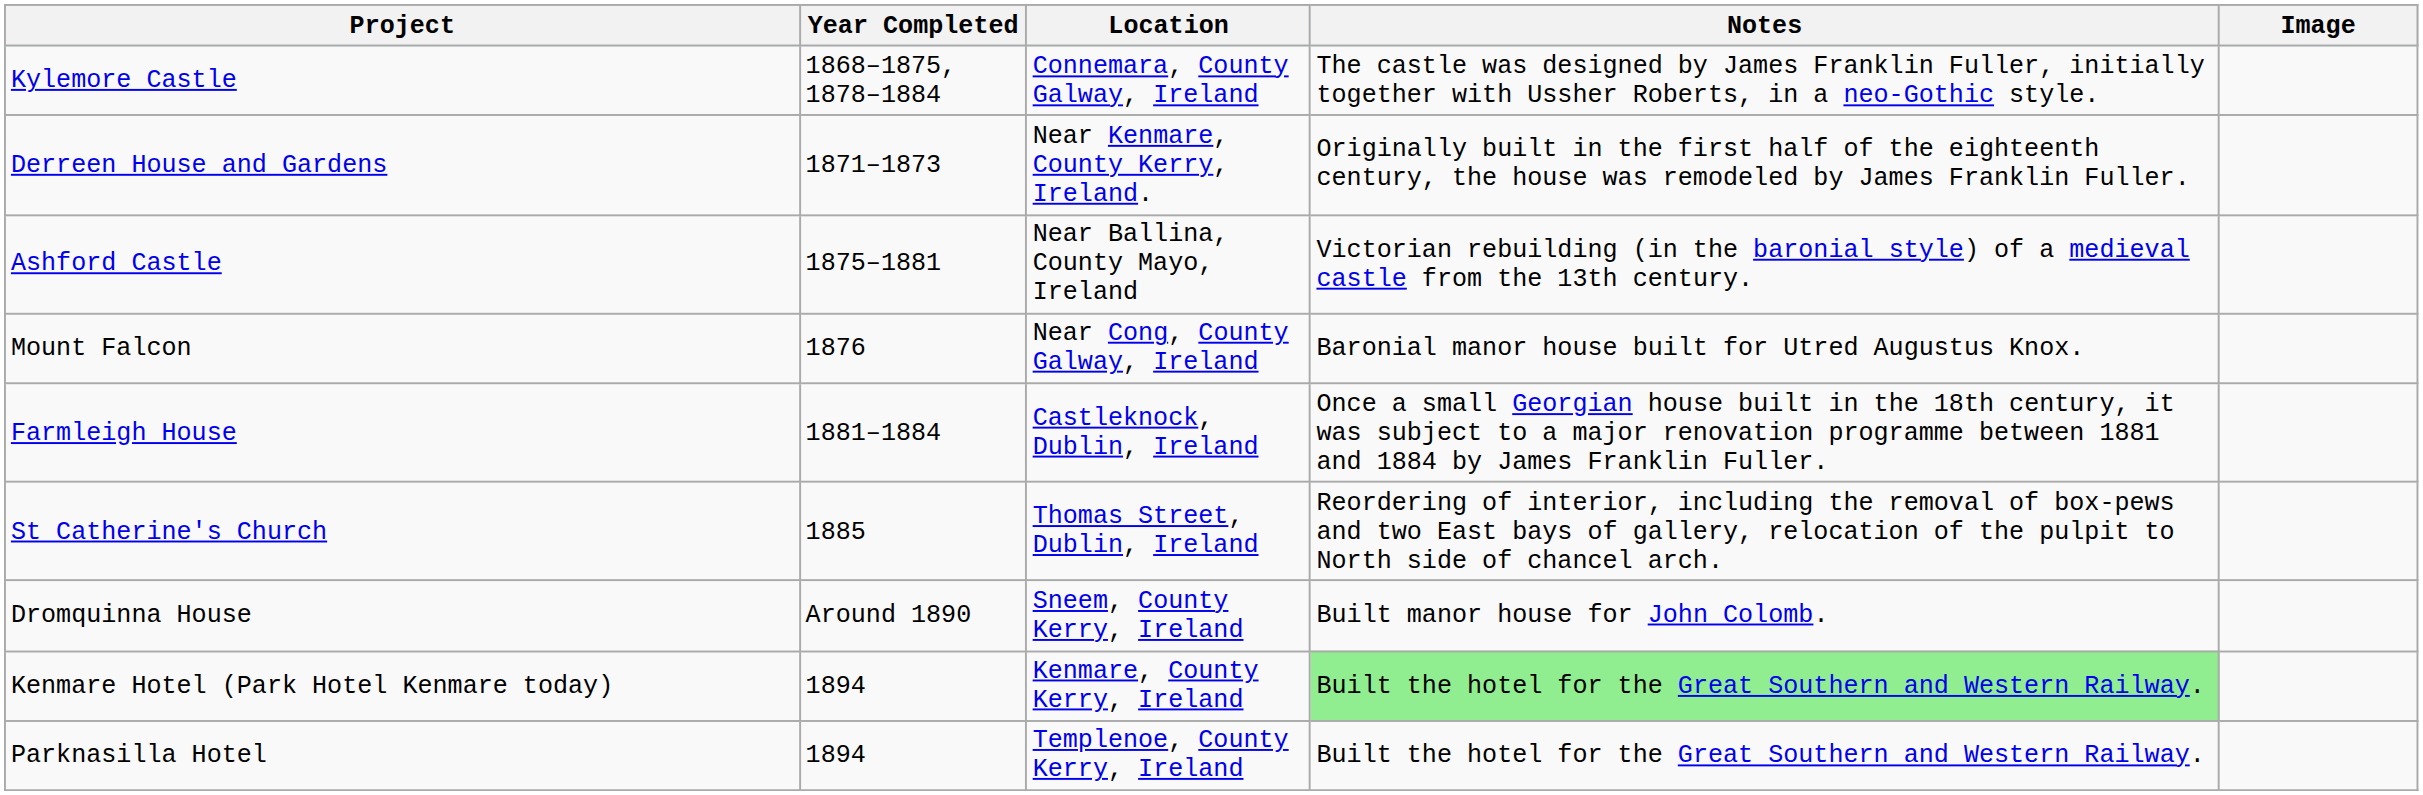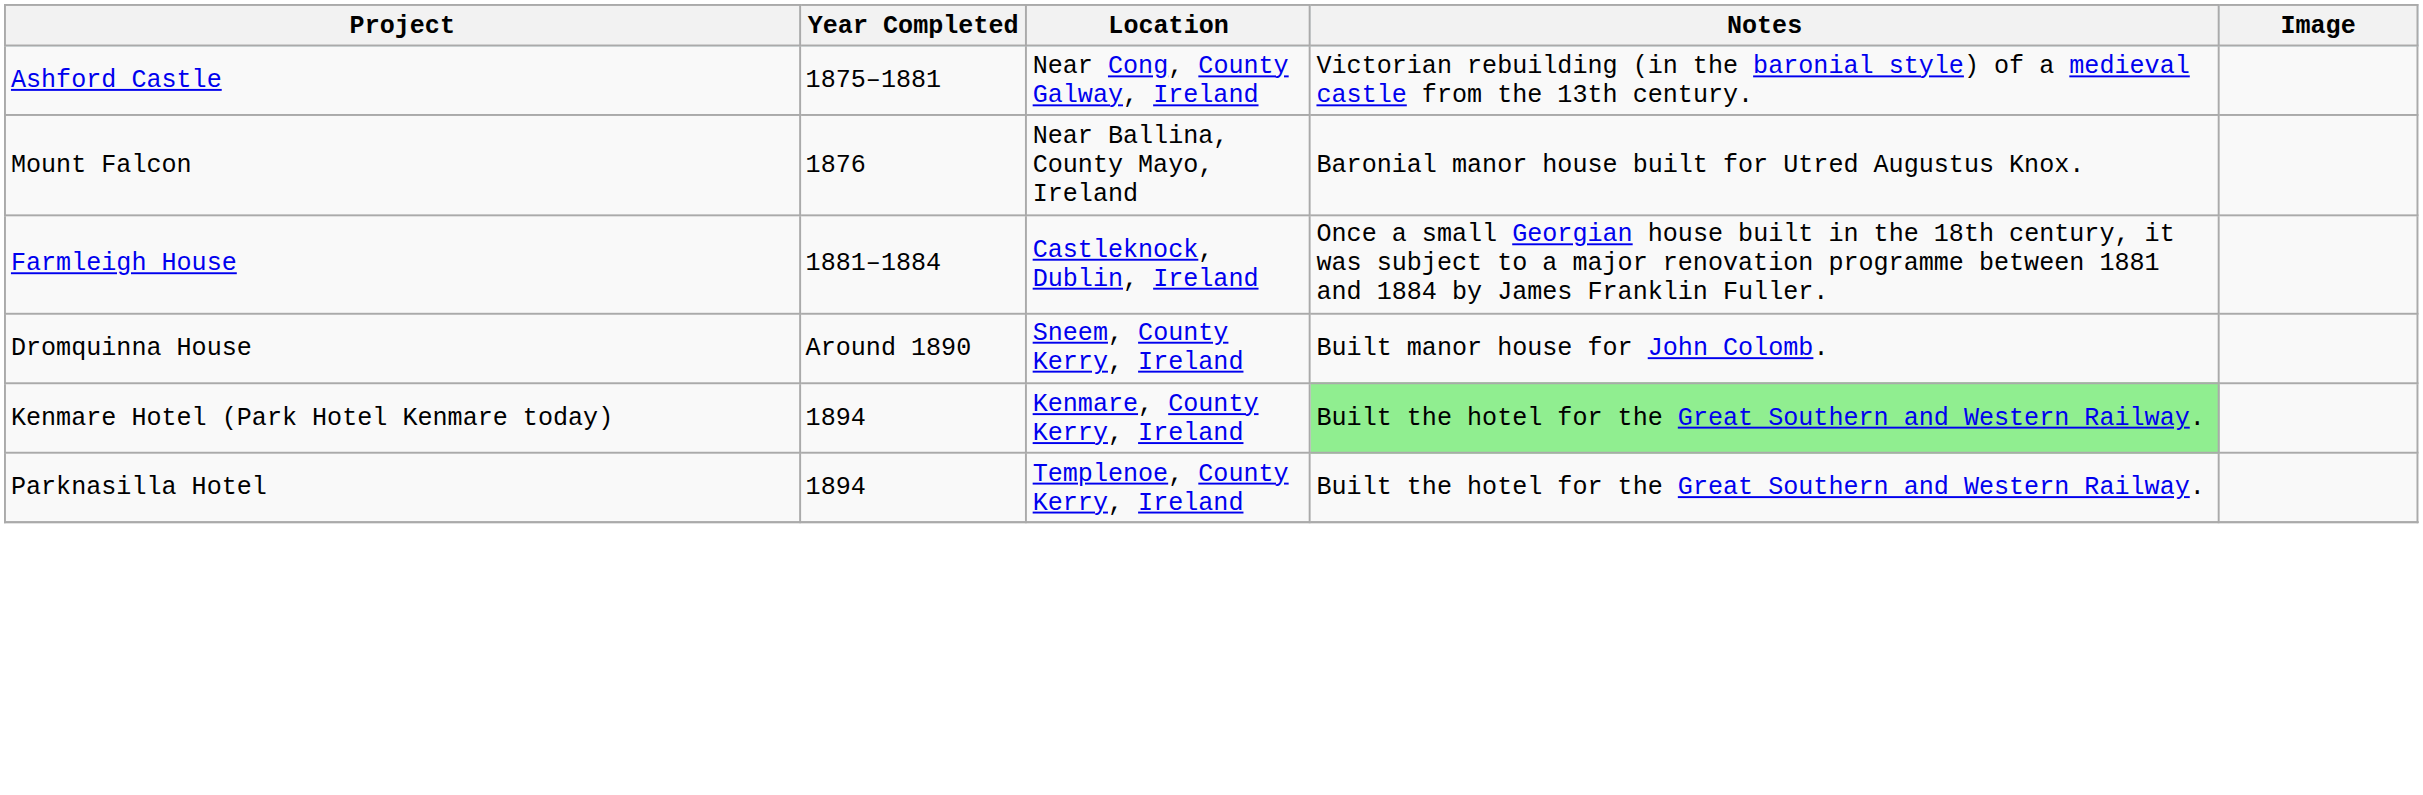- row: (124, 81)
- row: (199, 165)
(1131, 264) Near Ballina, County Mayo, Ireland -> (1161, 81) Near Cong, County Galway, Ireland
(1161, 348) Near Cong, County Galway, Ireland -> (1131, 165) Near Ballina, County Mayo, Ireland
- row: (169, 531)
